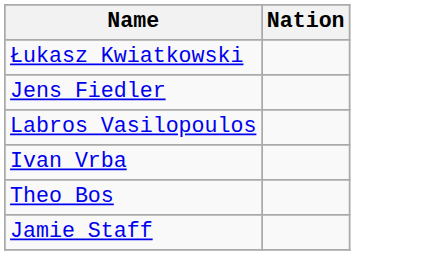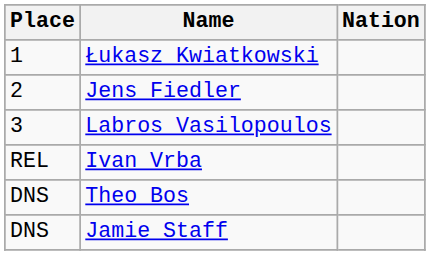+ column: (42, 23)
